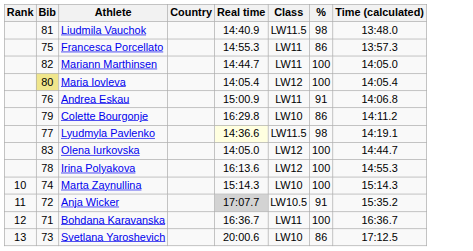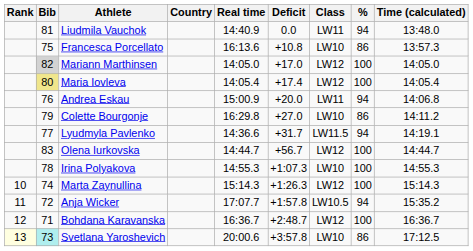+ column: (289, 13)
(289, 30) LW11.5 -> (330, 30) LW11
(321, 30) 98 -> (363, 30) 94
(241, 47) 14:55.3 -> (241, 47) 16:13.6
(289, 47) LW11 -> (330, 47) LW10
(47, 64) no background -> (47, 64) lightgrey background
(241, 64) 14:44.7 -> (241, 64) 14:05.0
(289, 64) LW11 -> (330, 64) LW12
(321, 99) 91 -> (363, 99) 94
(241, 133) lightyellow background -> (241, 133) no background
(321, 133) 98 -> (363, 133) 94
(241, 151) 14:05.0 -> (241, 151) 14:44.7
(241, 168) 16:13.6 -> (241, 168) 14:55.3
(289, 168) LW12 -> (330, 168) LW10
(289, 185) LW10 -> (330, 185) LW12
(241, 202) lightgrey background -> (241, 202) no background
(321, 202) 91 -> (363, 202) 94
(289, 220) LW11 -> (330, 220) LW12
(20, 237) no background -> (20, 237) lightyellow background
(47, 237) no background -> (47, 237) paleturquoise background
